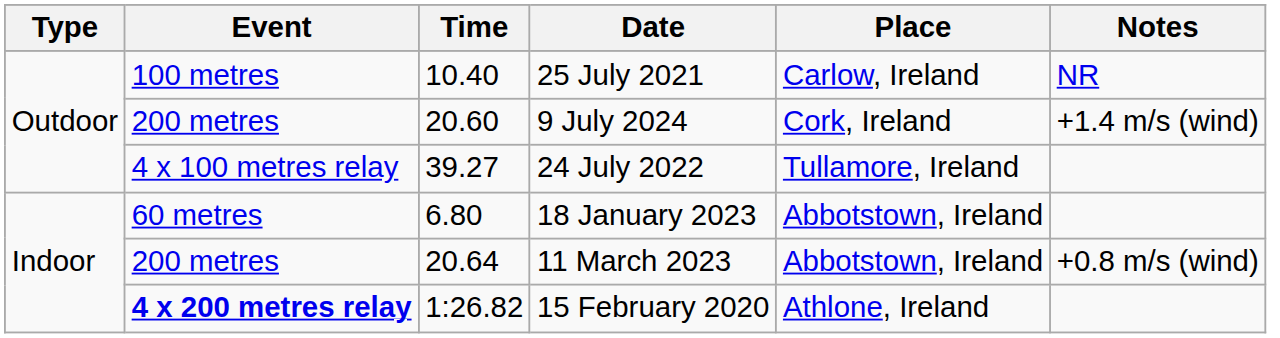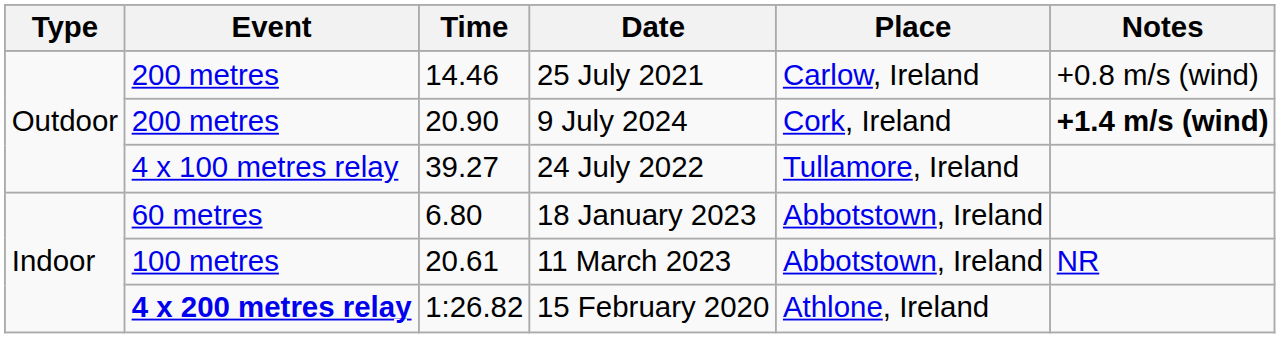(205, 74) 100 metres -> (205, 74) 200 metres
(462, 74) 10.40 -> (462, 74) 14.46
(1078, 74) NR -> (1158, 74) +0.8 m/s (wind)
(462, 121) 20.60 -> (462, 121) 20.90
(1158, 121) normal -> (1163, 121) bold
(205, 261) 200 metres -> (205, 261) 100 metres
(462, 261) 20.64 -> (462, 261) 20.61
(1158, 261) +0.8 m/s (wind) -> (1078, 261) NR
